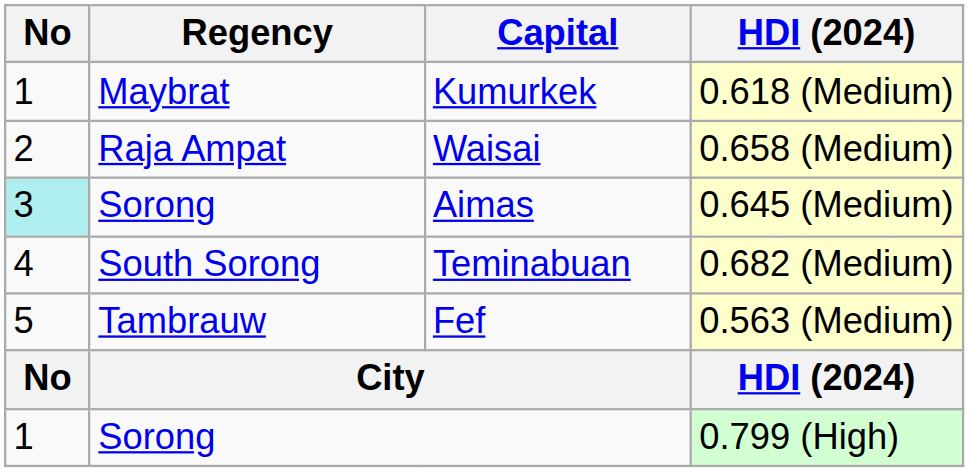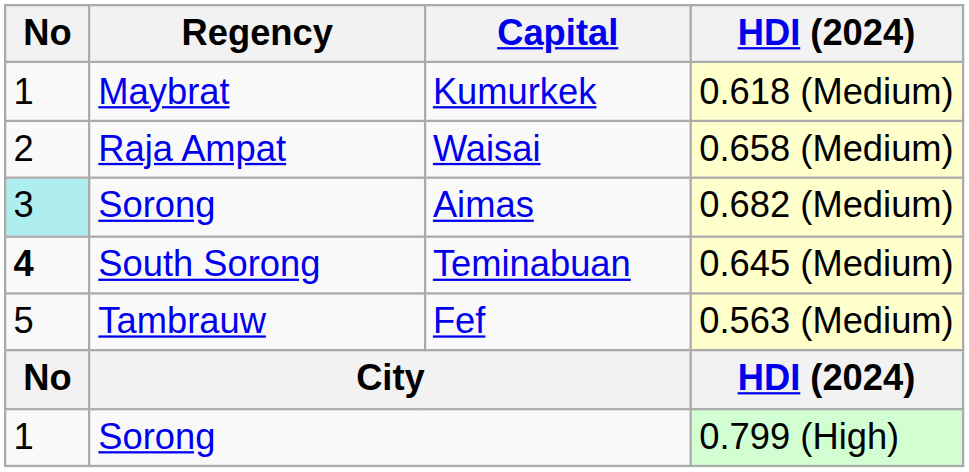(827, 206) 0.645 (Medium) -> (827, 206) 0.682 (Medium)
(24, 263) normal -> (24, 263) bold
(827, 263) 0.682 (Medium) -> (827, 263) 0.645 (Medium)
